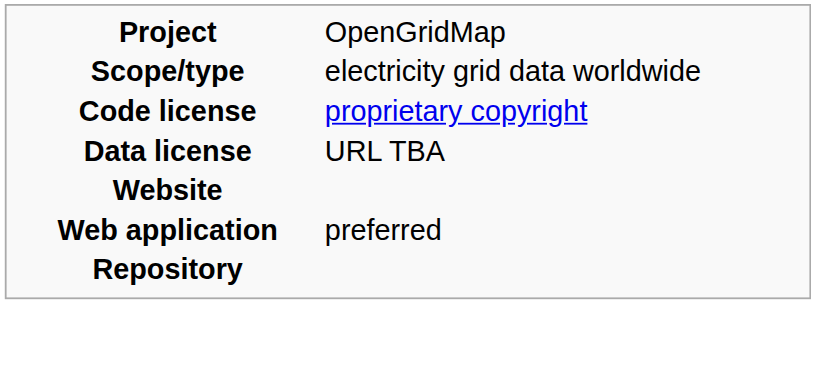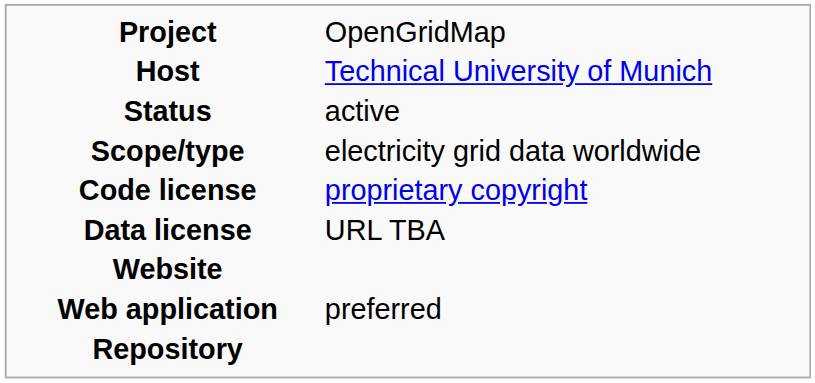+ row: (168, 72)
+ row: (168, 111)
